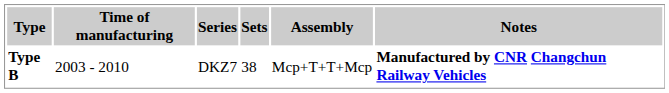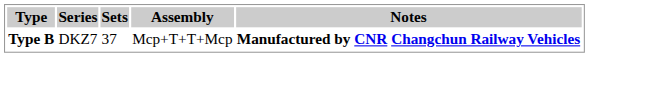- column: (124, 26)
(249, 66) 38 -> (109, 39) 37
